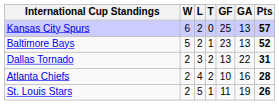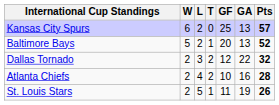(225, 44) 23 -> (225, 44) 20
(225, 60) 13 -> (225, 60) 12
(265, 60) 31 -> (265, 60) 32
